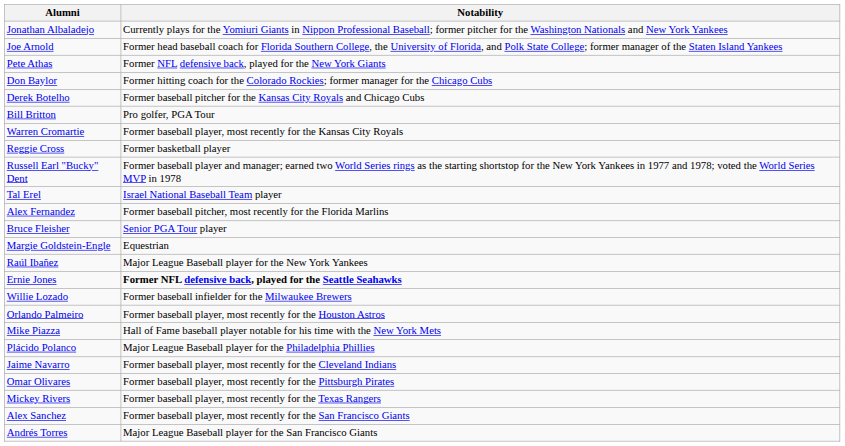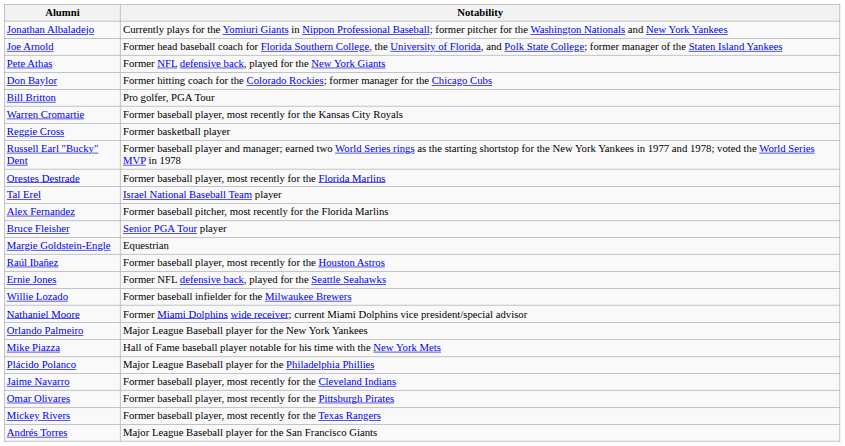- row: (38, 98)
+ row: (43, 178)
(245, 263) Major League Baseball player for the New York Yankees -> (254, 263) Former baseball player, most recently for the Houston Astros
(262, 280) bold -> (255, 280) normal
+ row: (43, 314)
(254, 314) Former baseball player, most recently for the Houston Astros -> (245, 331) Major League Baseball player for the New York Yankees
- row: (36, 416)
